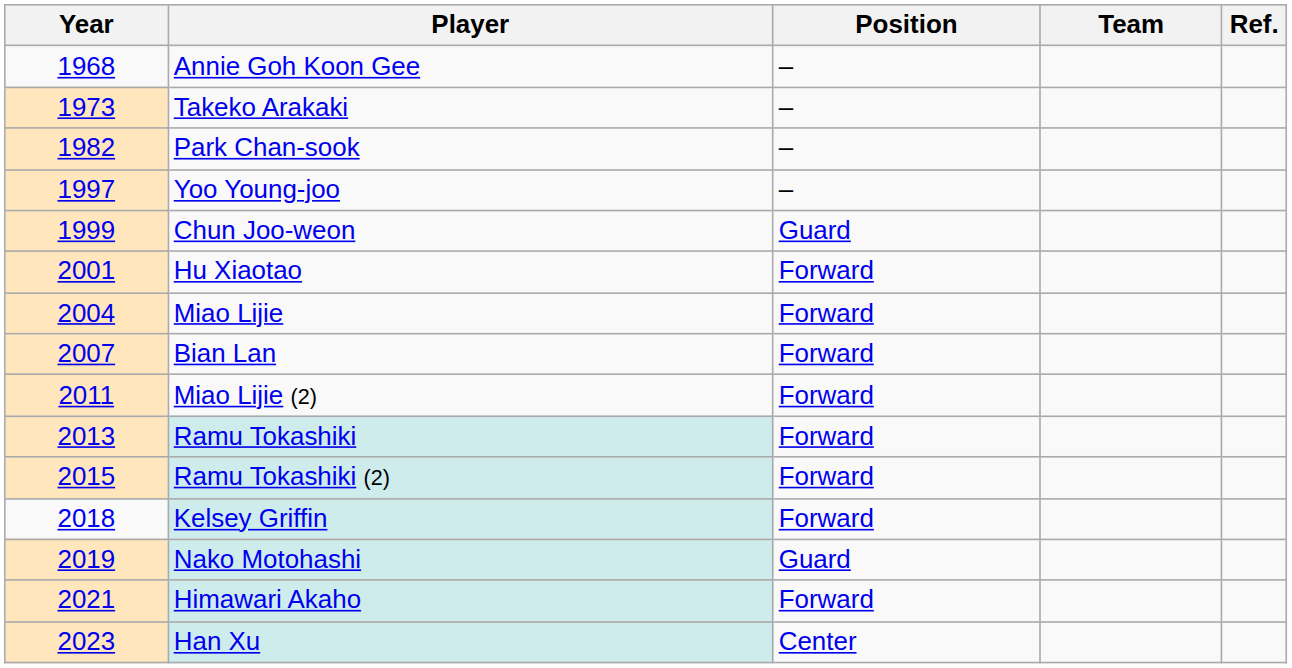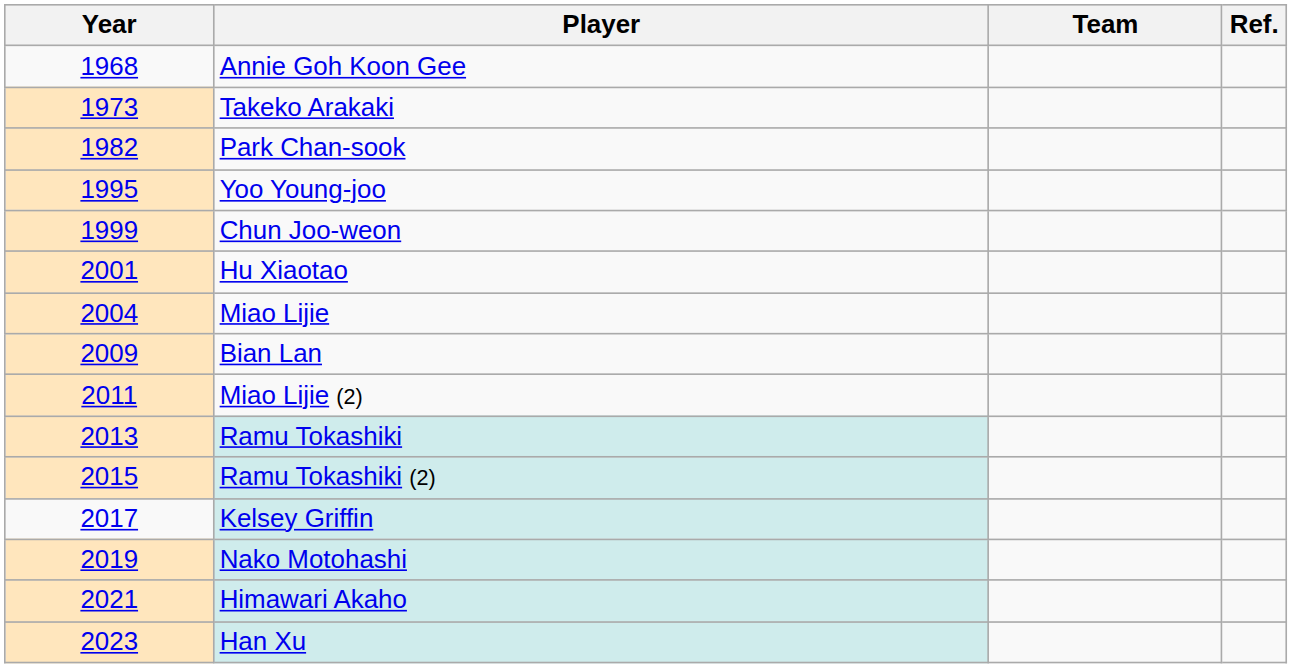- column: (906, 25)
(86, 189) 1997 -> (109, 189) 1995
(86, 353) 2007 -> (109, 353) 2009
(86, 518) 2018 -> (109, 518) 2017
